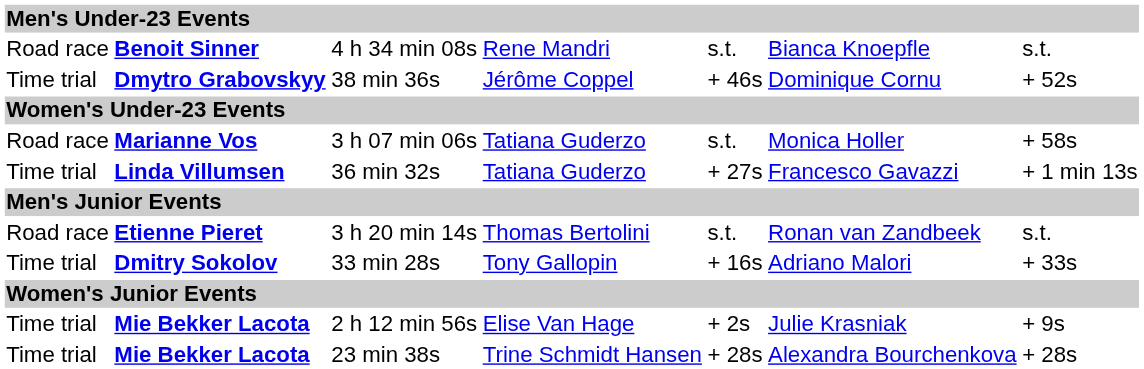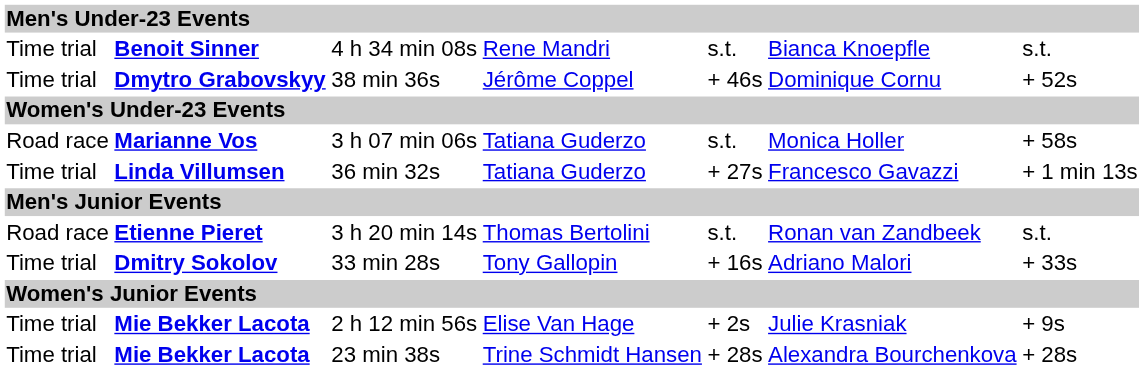(57, 49) Road race -> (51, 49) Time trial
